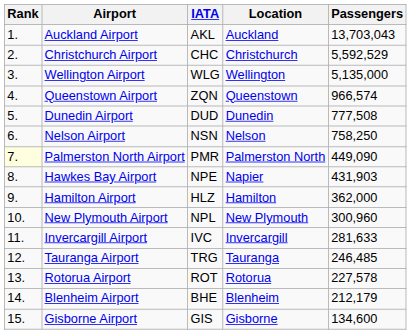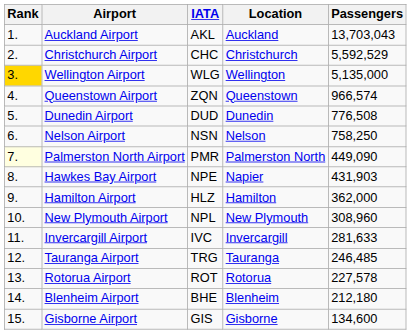(13, 75) no background -> (13, 75) gold background
(354, 116) 777,508 -> (354, 116) 776,508
(354, 217) 300,960 -> (354, 217) 308,960
(354, 298) 212,179 -> (354, 298) 212,180
